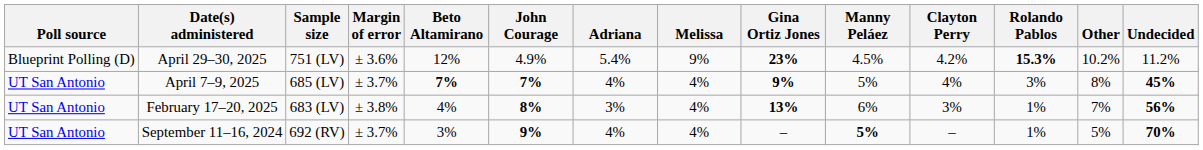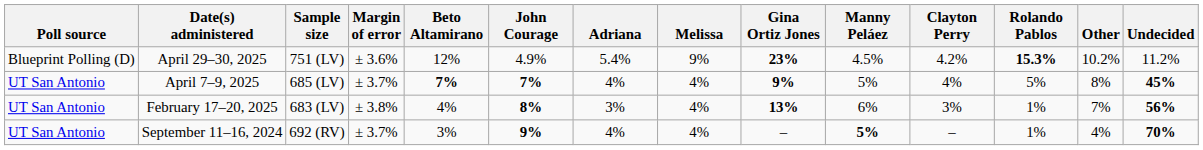(1036, 83) 3% -> (1036, 83) 5%
(1101, 132) 5% -> (1101, 132) 4%
